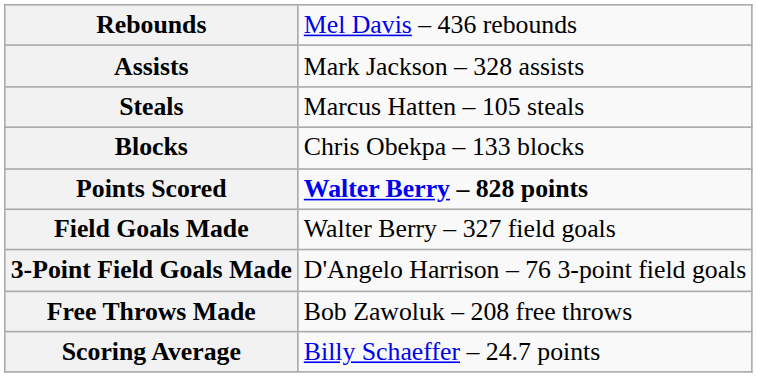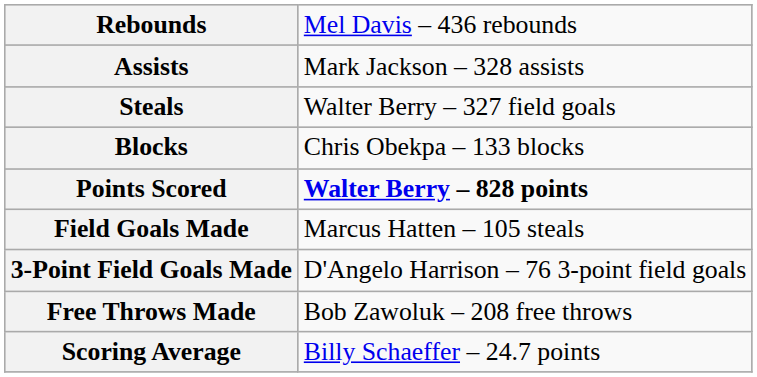(444, 106) Marcus Hatten – 105 steals -> (460, 106) Walter Berry – 327 field goals
(460, 229) Walter Berry – 327 field goals -> (444, 229) Marcus Hatten – 105 steals
